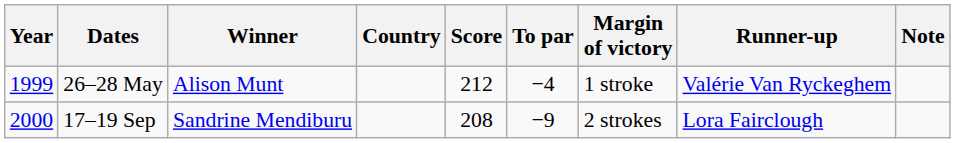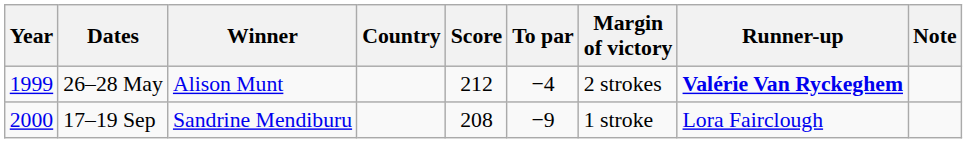(618, 84) 1 stroke -> (623, 84) 2 strokes
(787, 84) normal -> (793, 84) bold
(623, 120) 2 strokes -> (618, 120) 1 stroke
